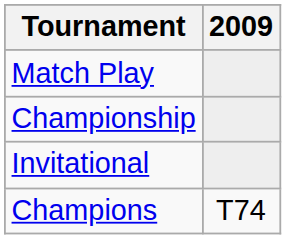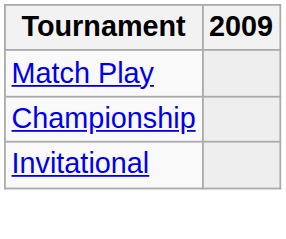- row: (84, 210)
